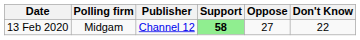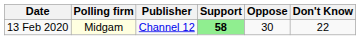(104, 27) no background -> (104, 27) lightyellow background
(267, 27) 27 -> (267, 27) 30
